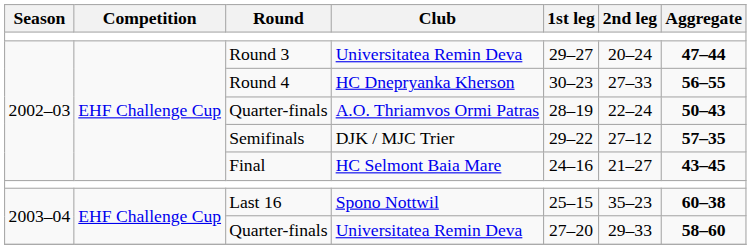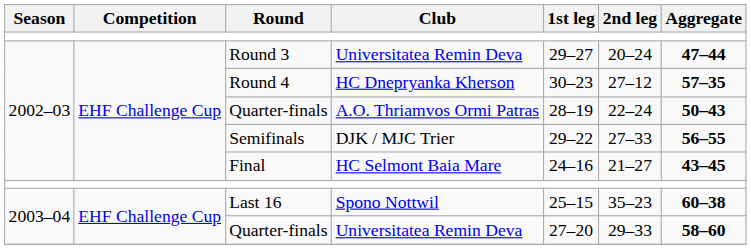(630, 82) 27–33 -> (630, 82) 27–12
(704, 82) 56–55 -> (704, 82) 57–35
(630, 138) 27–12 -> (630, 138) 27–33
(704, 138) 57–35 -> (704, 138) 56–55
